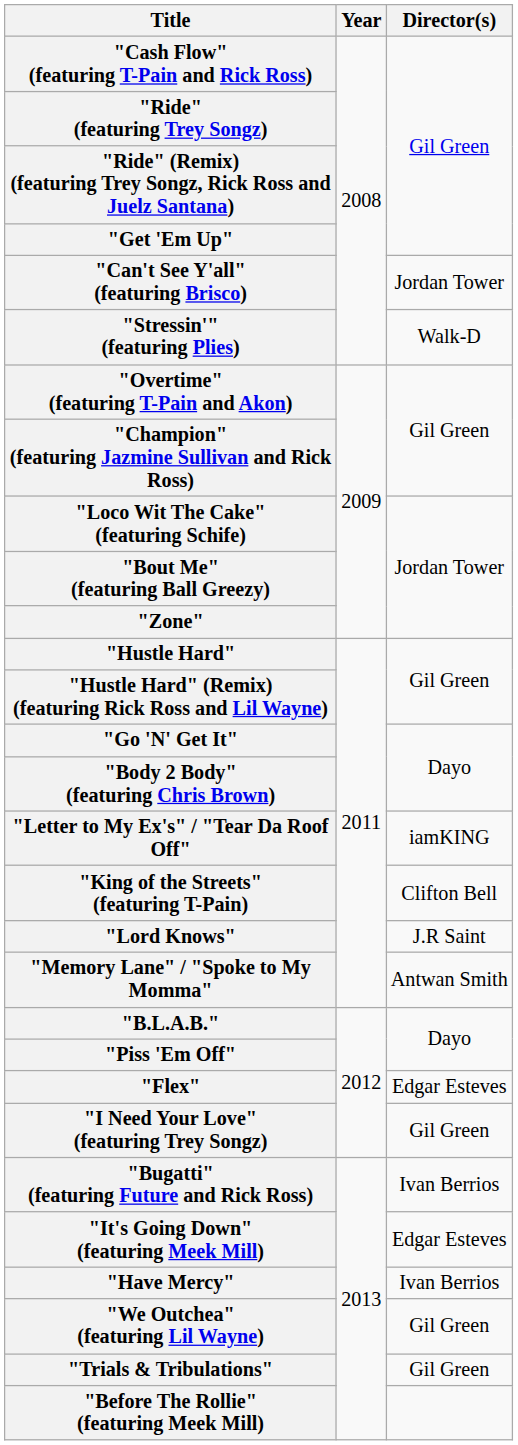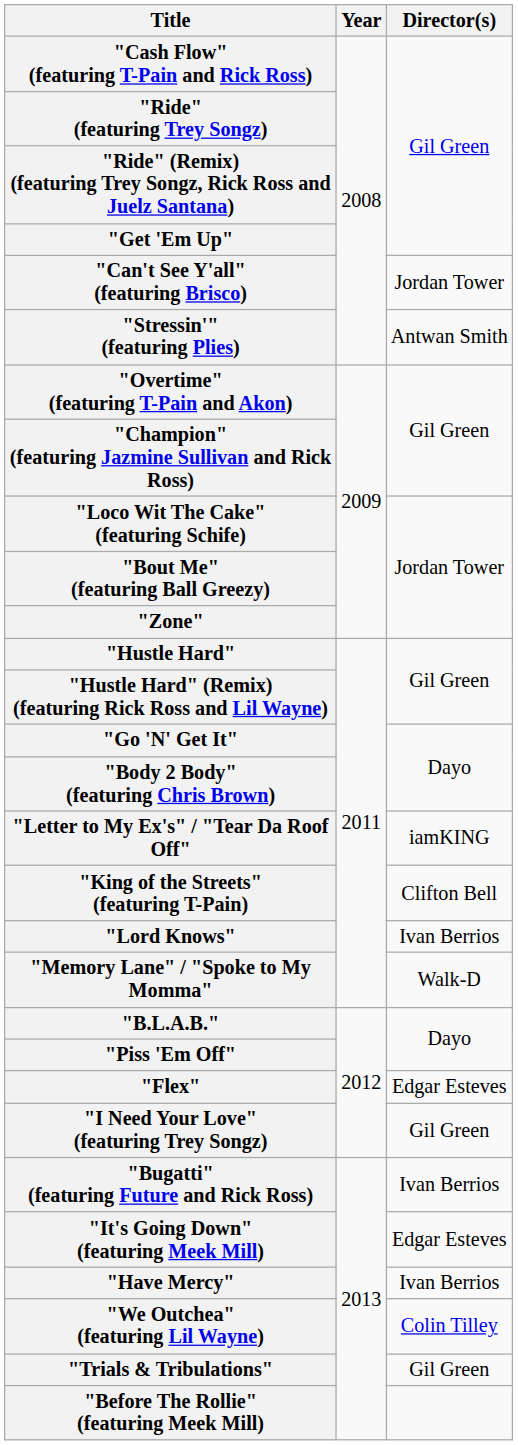(449, 337) Walk-D -> (449, 337) Antwan Smith
(449, 936) J.R Saint -> (449, 936) Ivan Berrios
(449, 979) Antwan Smith -> (449, 979) Walk-D
(449, 1326) Gil Green -> (449, 1326) Colin Tilley
